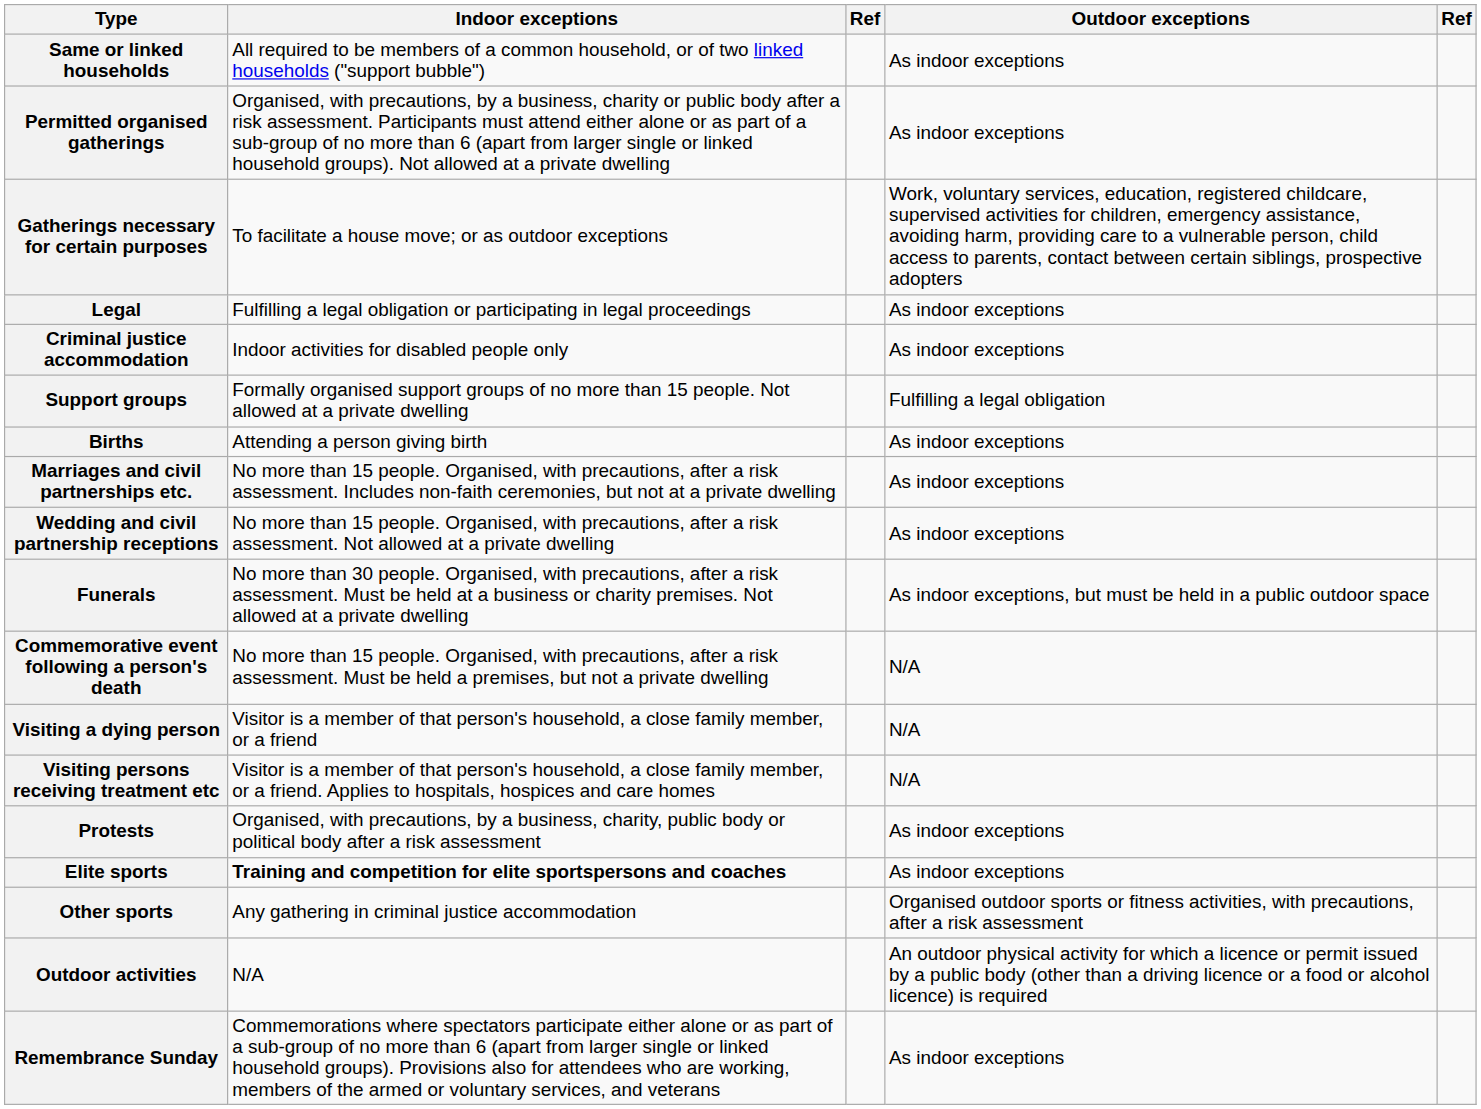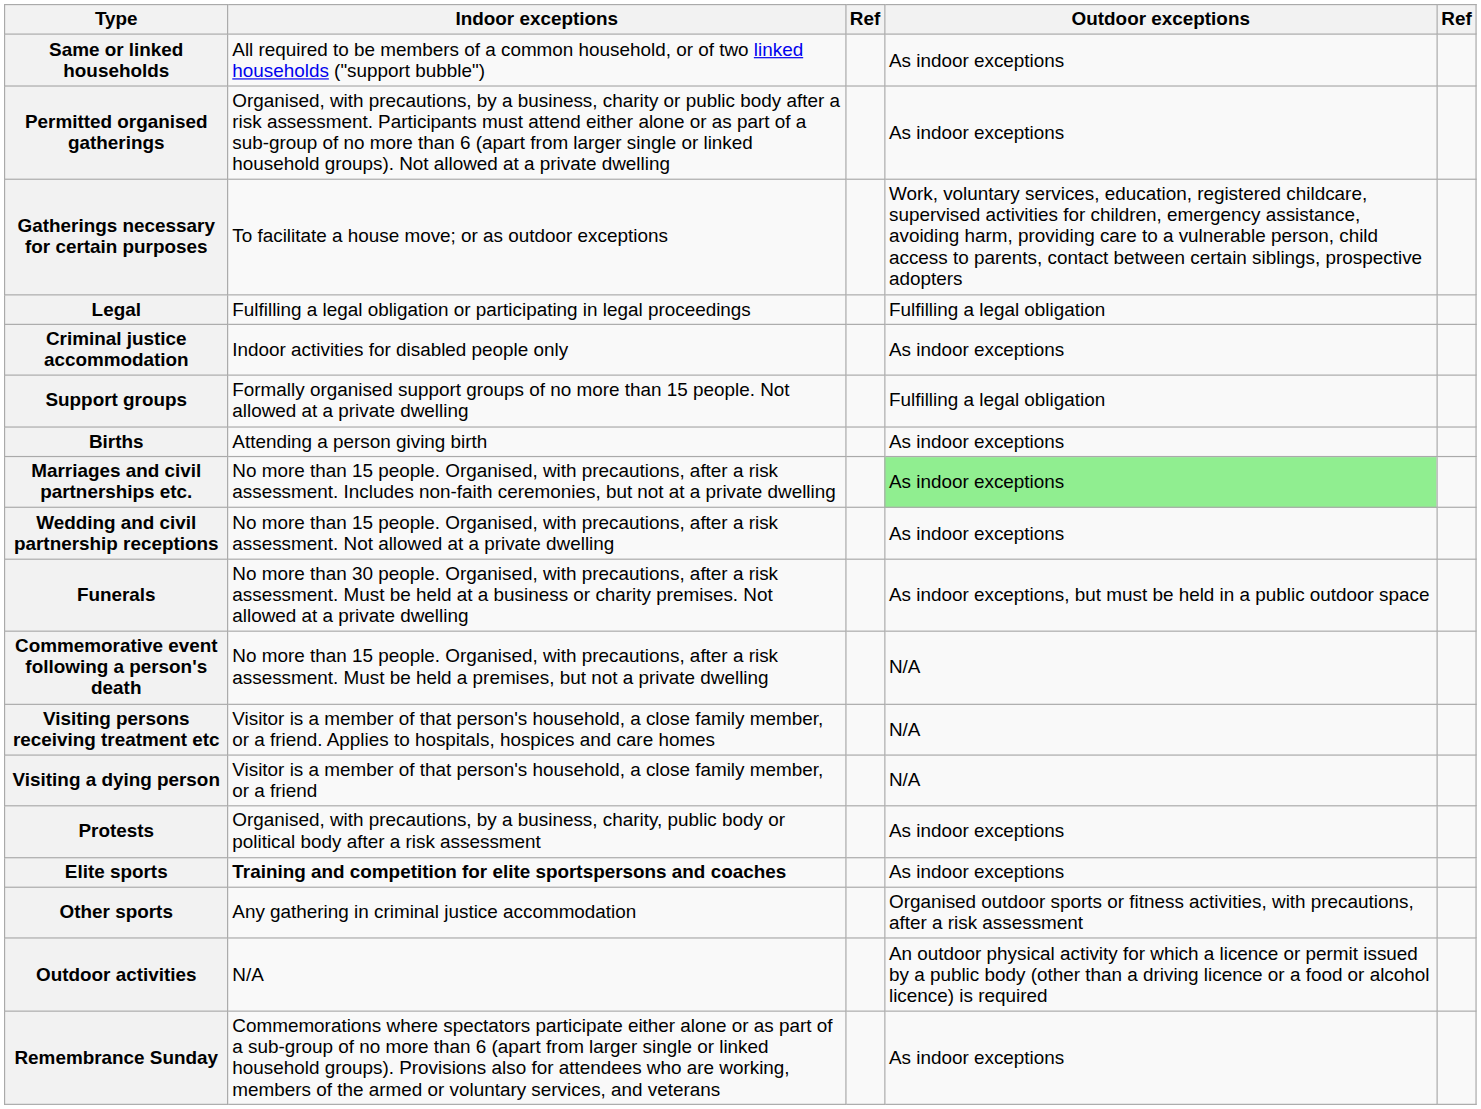(977, 309) As indoor exceptions -> (997, 309) Fulfilling a legal obligation
(977, 482) no background -> (977, 482) lightgreen background
rows swapped: (116, 729) <-> (116, 780)
